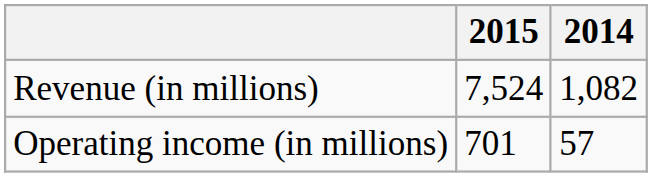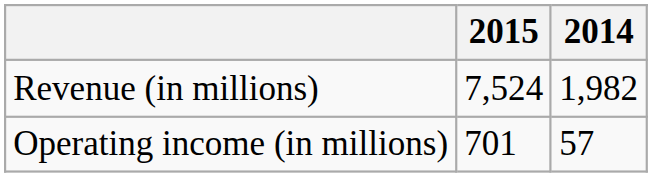(599, 87) 1,082 -> (599, 87) 1,982
